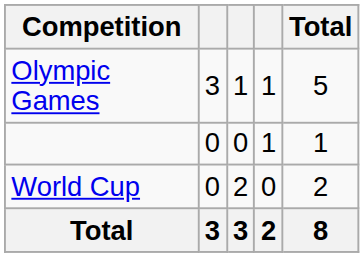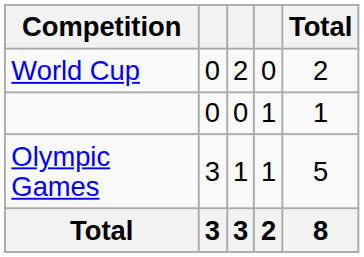rows swapped: (76, 187) <-> (61, 85)
